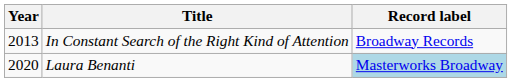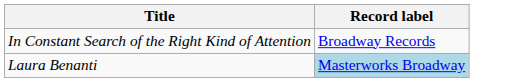- column: (23, 16)
